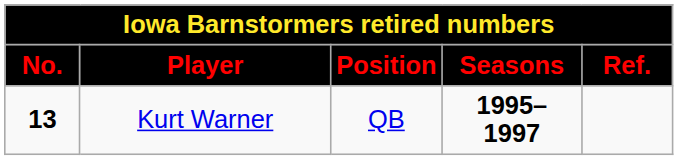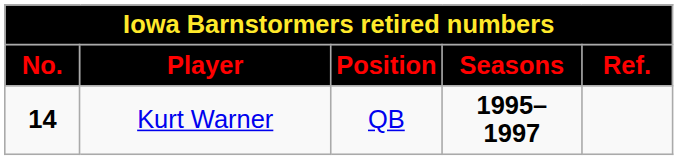(42, 119) 13 -> (42, 119) 14
